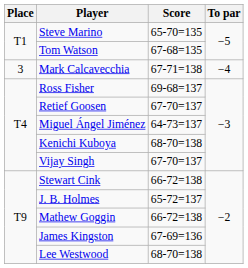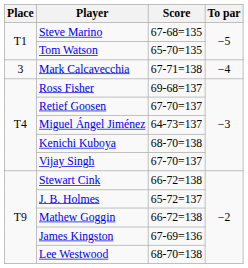(176, 32) 65-70=135 -> (176, 32) 67-68=135
(176, 50) 67-68=135 -> (176, 50) 65-70=135
